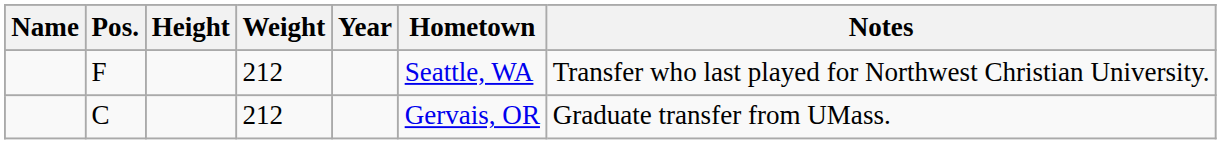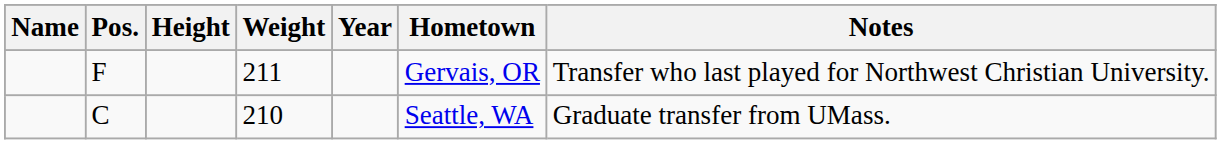(263, 71) 212 -> (262, 71) 211
(469, 71) Seattle, WA -> (472, 71) Gervais, OR
(263, 116) 212 -> (263, 116) 210
(472, 116) Gervais, OR -> (469, 116) Seattle, WA
